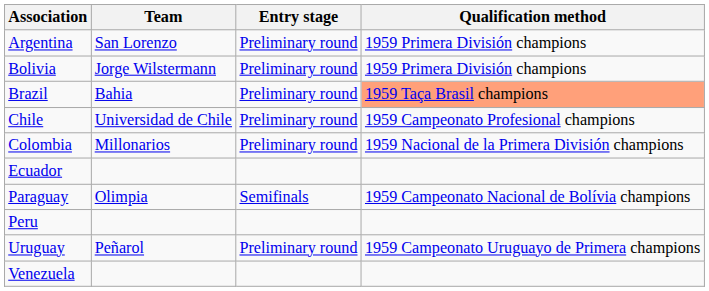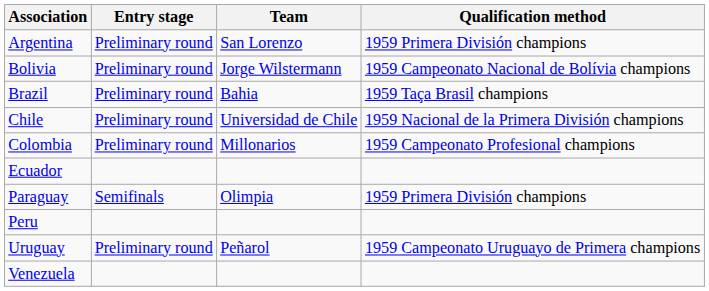columns swapped: (163, 17) <-> (298, 17)
(476, 68) 1959 Primera División champions -> (528, 68) 1959 Campeonato Nacional de Bolívia champions
(456, 94) lightsalmon background -> (456, 94) no background
(500, 119) 1959 Campeonato Profesional champions -> (524, 119) 1959 Nacional de la Primera División champions
(524, 145) 1959 Nacional de la Primera División champions -> (500, 145) 1959 Campeonato Profesional champions
(528, 196) 1959 Campeonato Nacional de Bolívia champions -> (476, 196) 1959 Primera División champions
